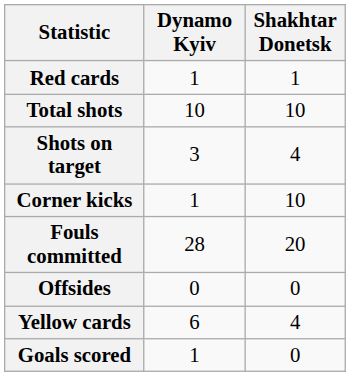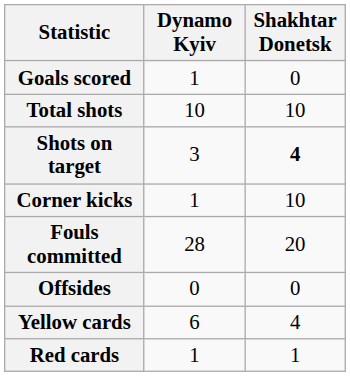rows swapped: (74, 355) <-> (74, 77)
(295, 155) normal -> (295, 155) bold
